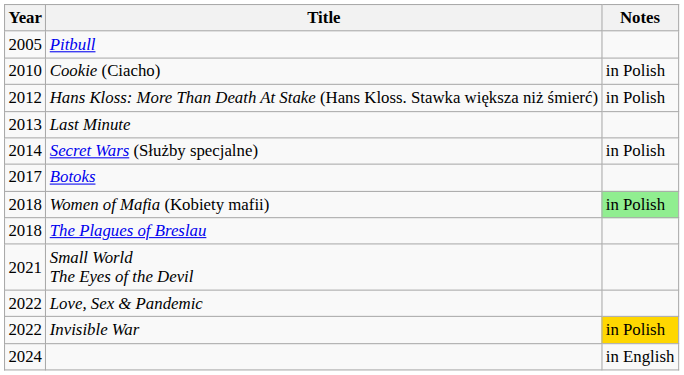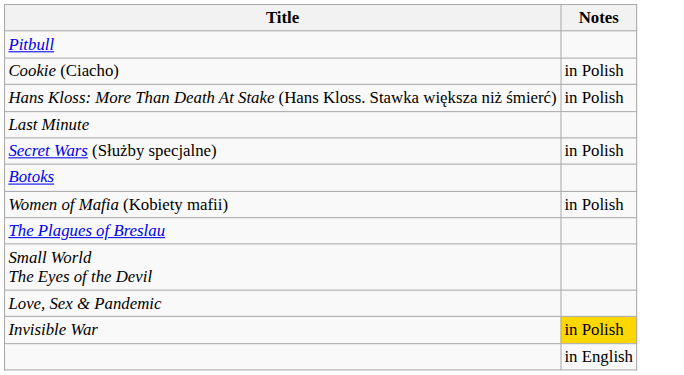- column: (25, 17)
(635, 204) lightgreen background -> (594, 204) no background
